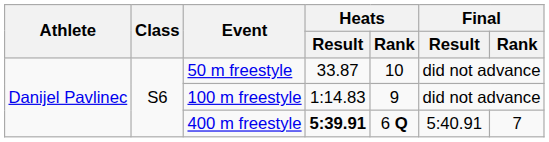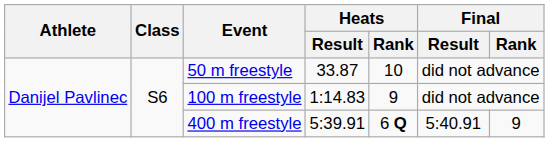(338, 124) bold -> (337, 124) normal
(517, 124) 7 -> (516, 124) 9
